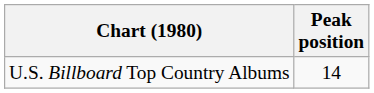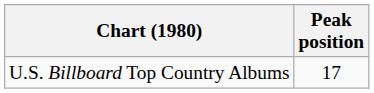(331, 72) 14 -> (331, 72) 17
